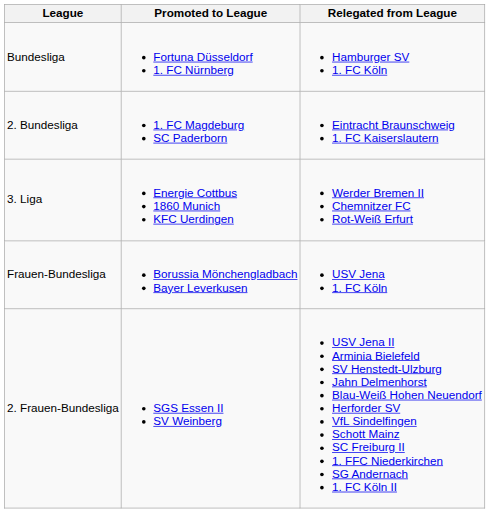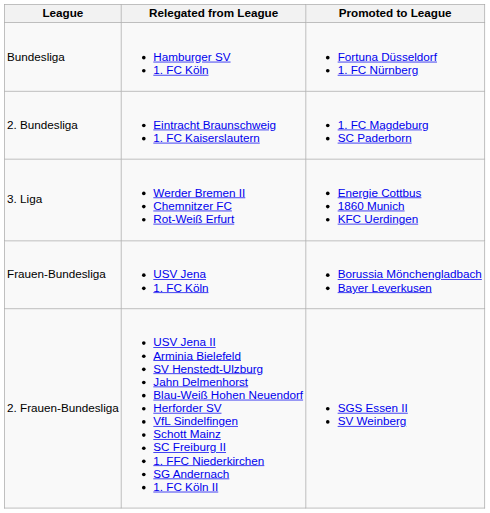columns swapped: (211, 13) <-> (392, 13)
